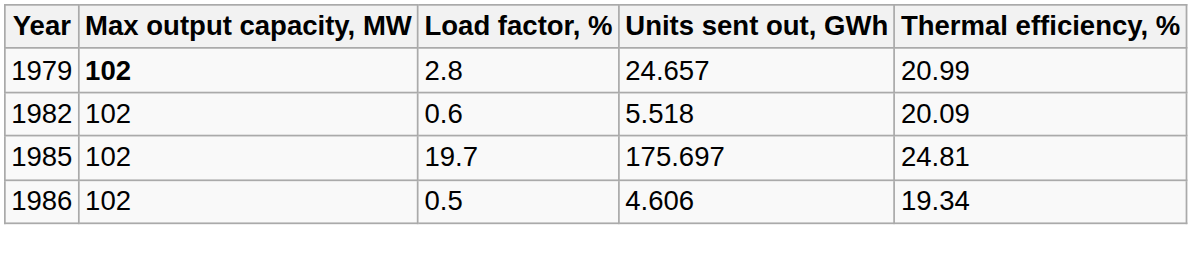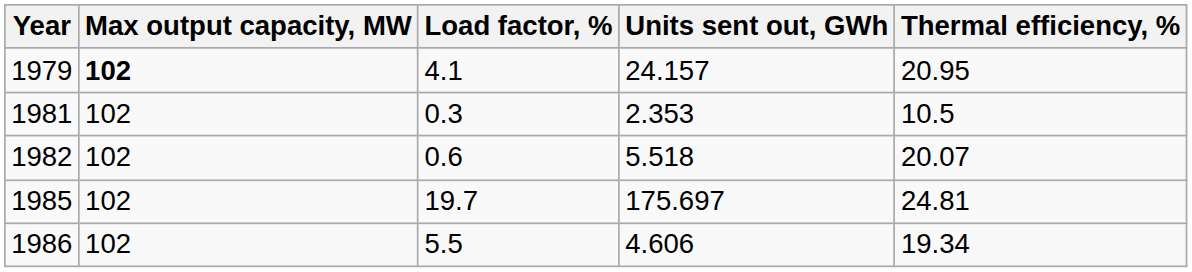(444, 69) 2.8 -> (444, 69) 4.1
(667, 69) 24.657 -> (667, 69) 24.157
(935, 69) 20.99 -> (935, 69) 20.95
+ row: (42, 113)
(935, 113) 20.09 -> (935, 157) 20.07
(444, 200) 0.5 -> (444, 244) 5.5
